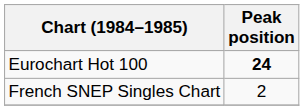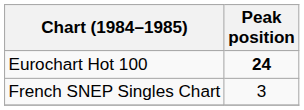(262, 91) 2 -> (262, 91) 3
